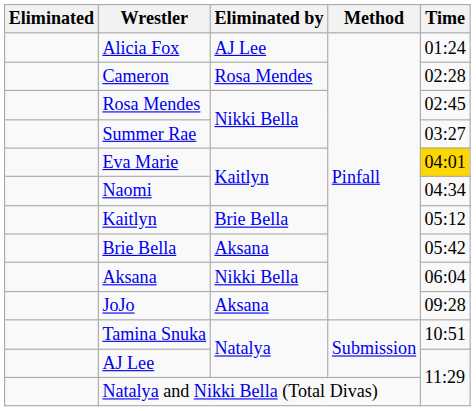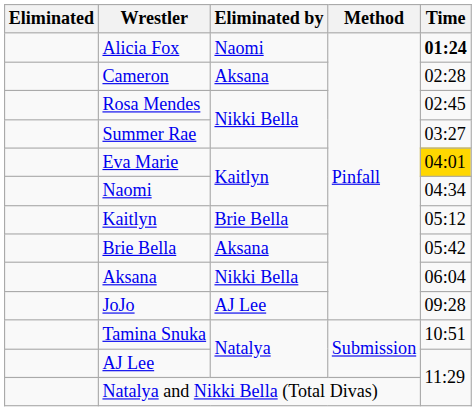(240, 47) AJ Lee -> (239, 47) Naomi
(445, 47) normal -> (446, 47) bold
(263, 76) Rosa Mendes -> (242, 76) Aksana
(242, 305) Aksana -> (240, 305) AJ Lee
